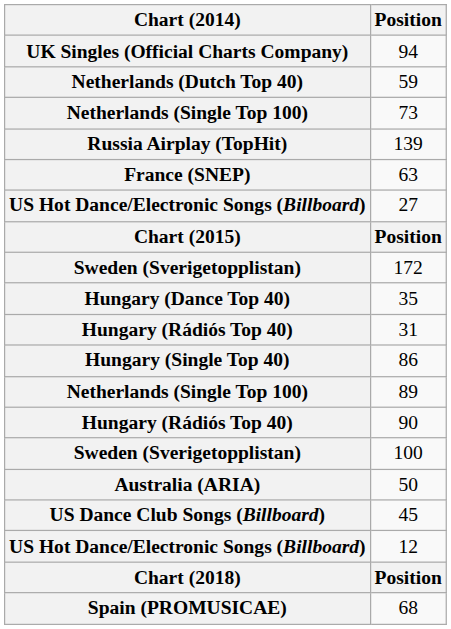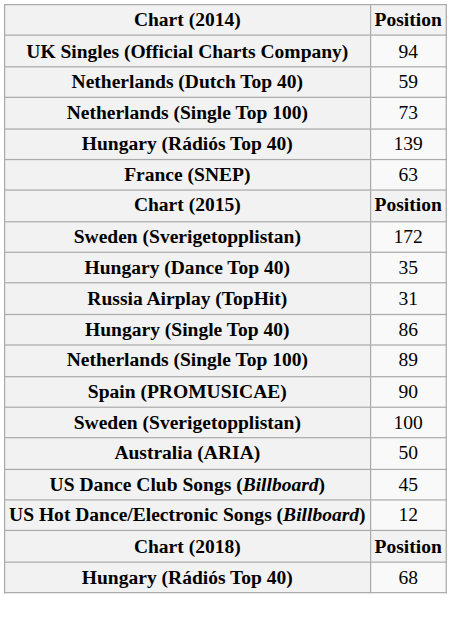(187, 143) Russia Airplay (TopHit) -> (187, 143) Hungary (Rádiós Top 40)
- row: (408, 205)
(187, 329) Hungary (Rádiós Top 40) -> (187, 298) Russia Airplay (TopHit)
(187, 422) Hungary (Rádiós Top 40) -> (187, 391) Spain (PROMUSICAE)
(187, 608) Spain (PROMUSICAE) -> (187, 577) Hungary (Rádiós Top 40)
